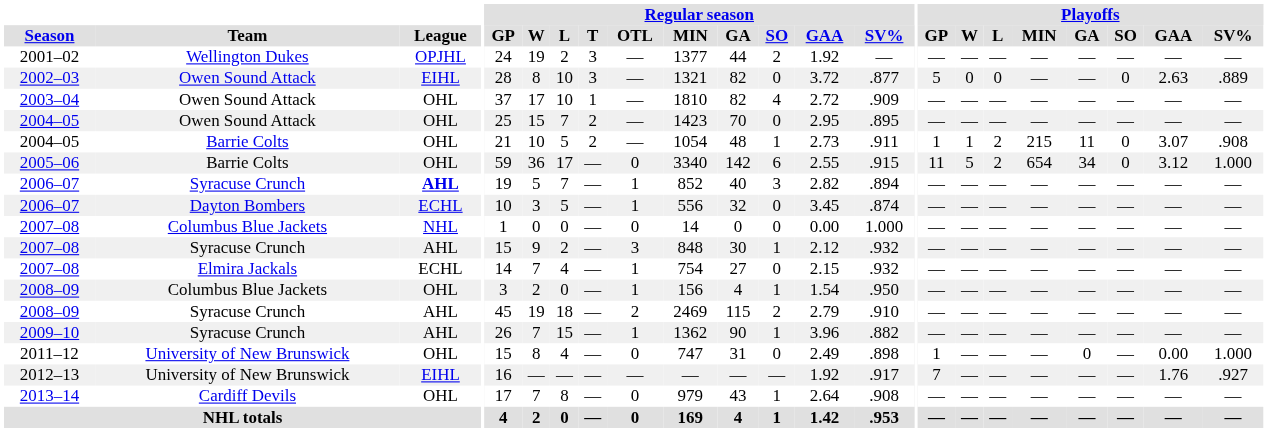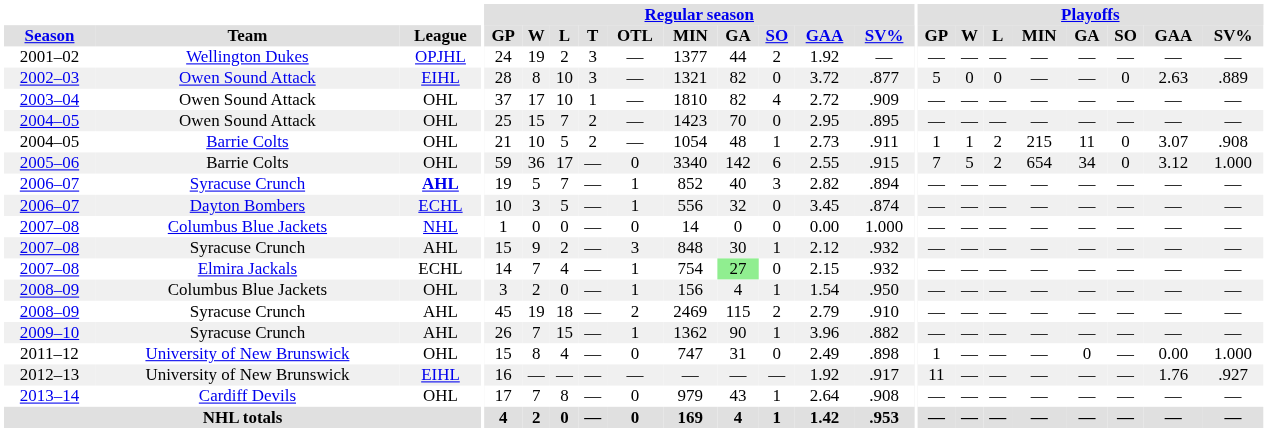(936, 162) 11 -> (936, 162) 7
(738, 268) no background -> (738, 268) lightgreen background
(936, 374) 7 -> (936, 374) 11
